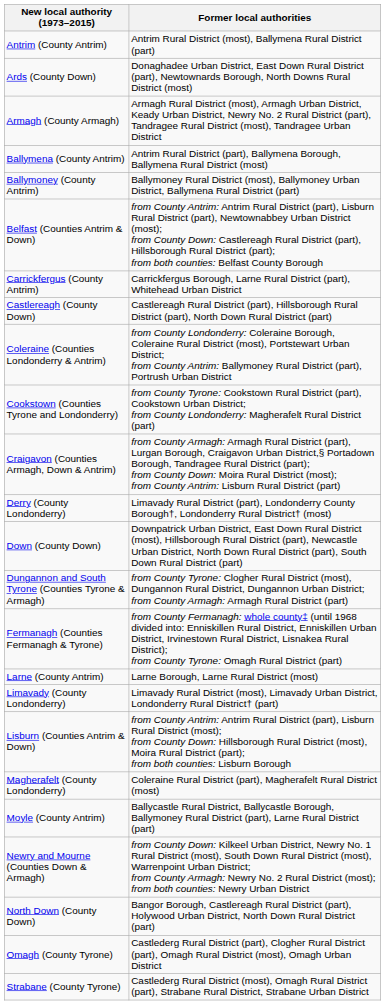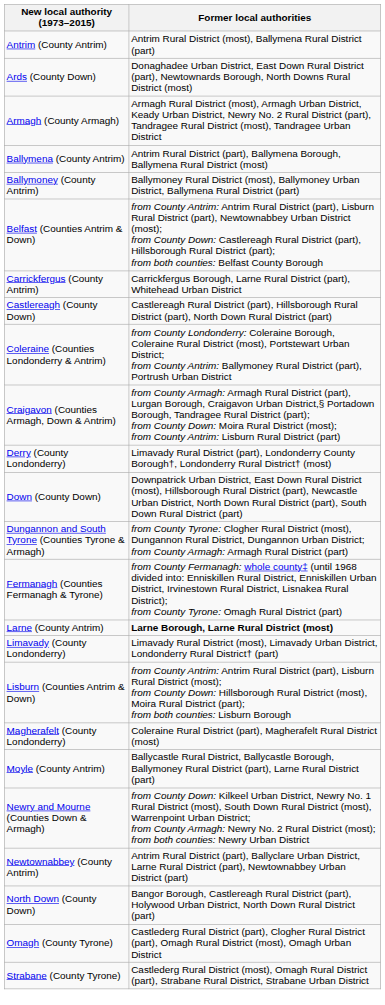- row: (62, 409)
(225, 677) normal -> (232, 627) bold
+ row: (59, 867)
